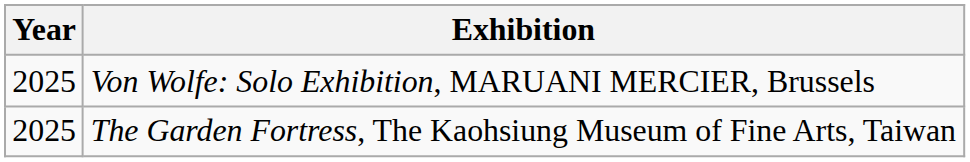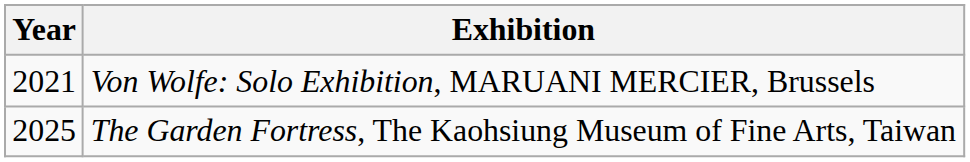(44, 80) 2025 -> (44, 80) 2021
